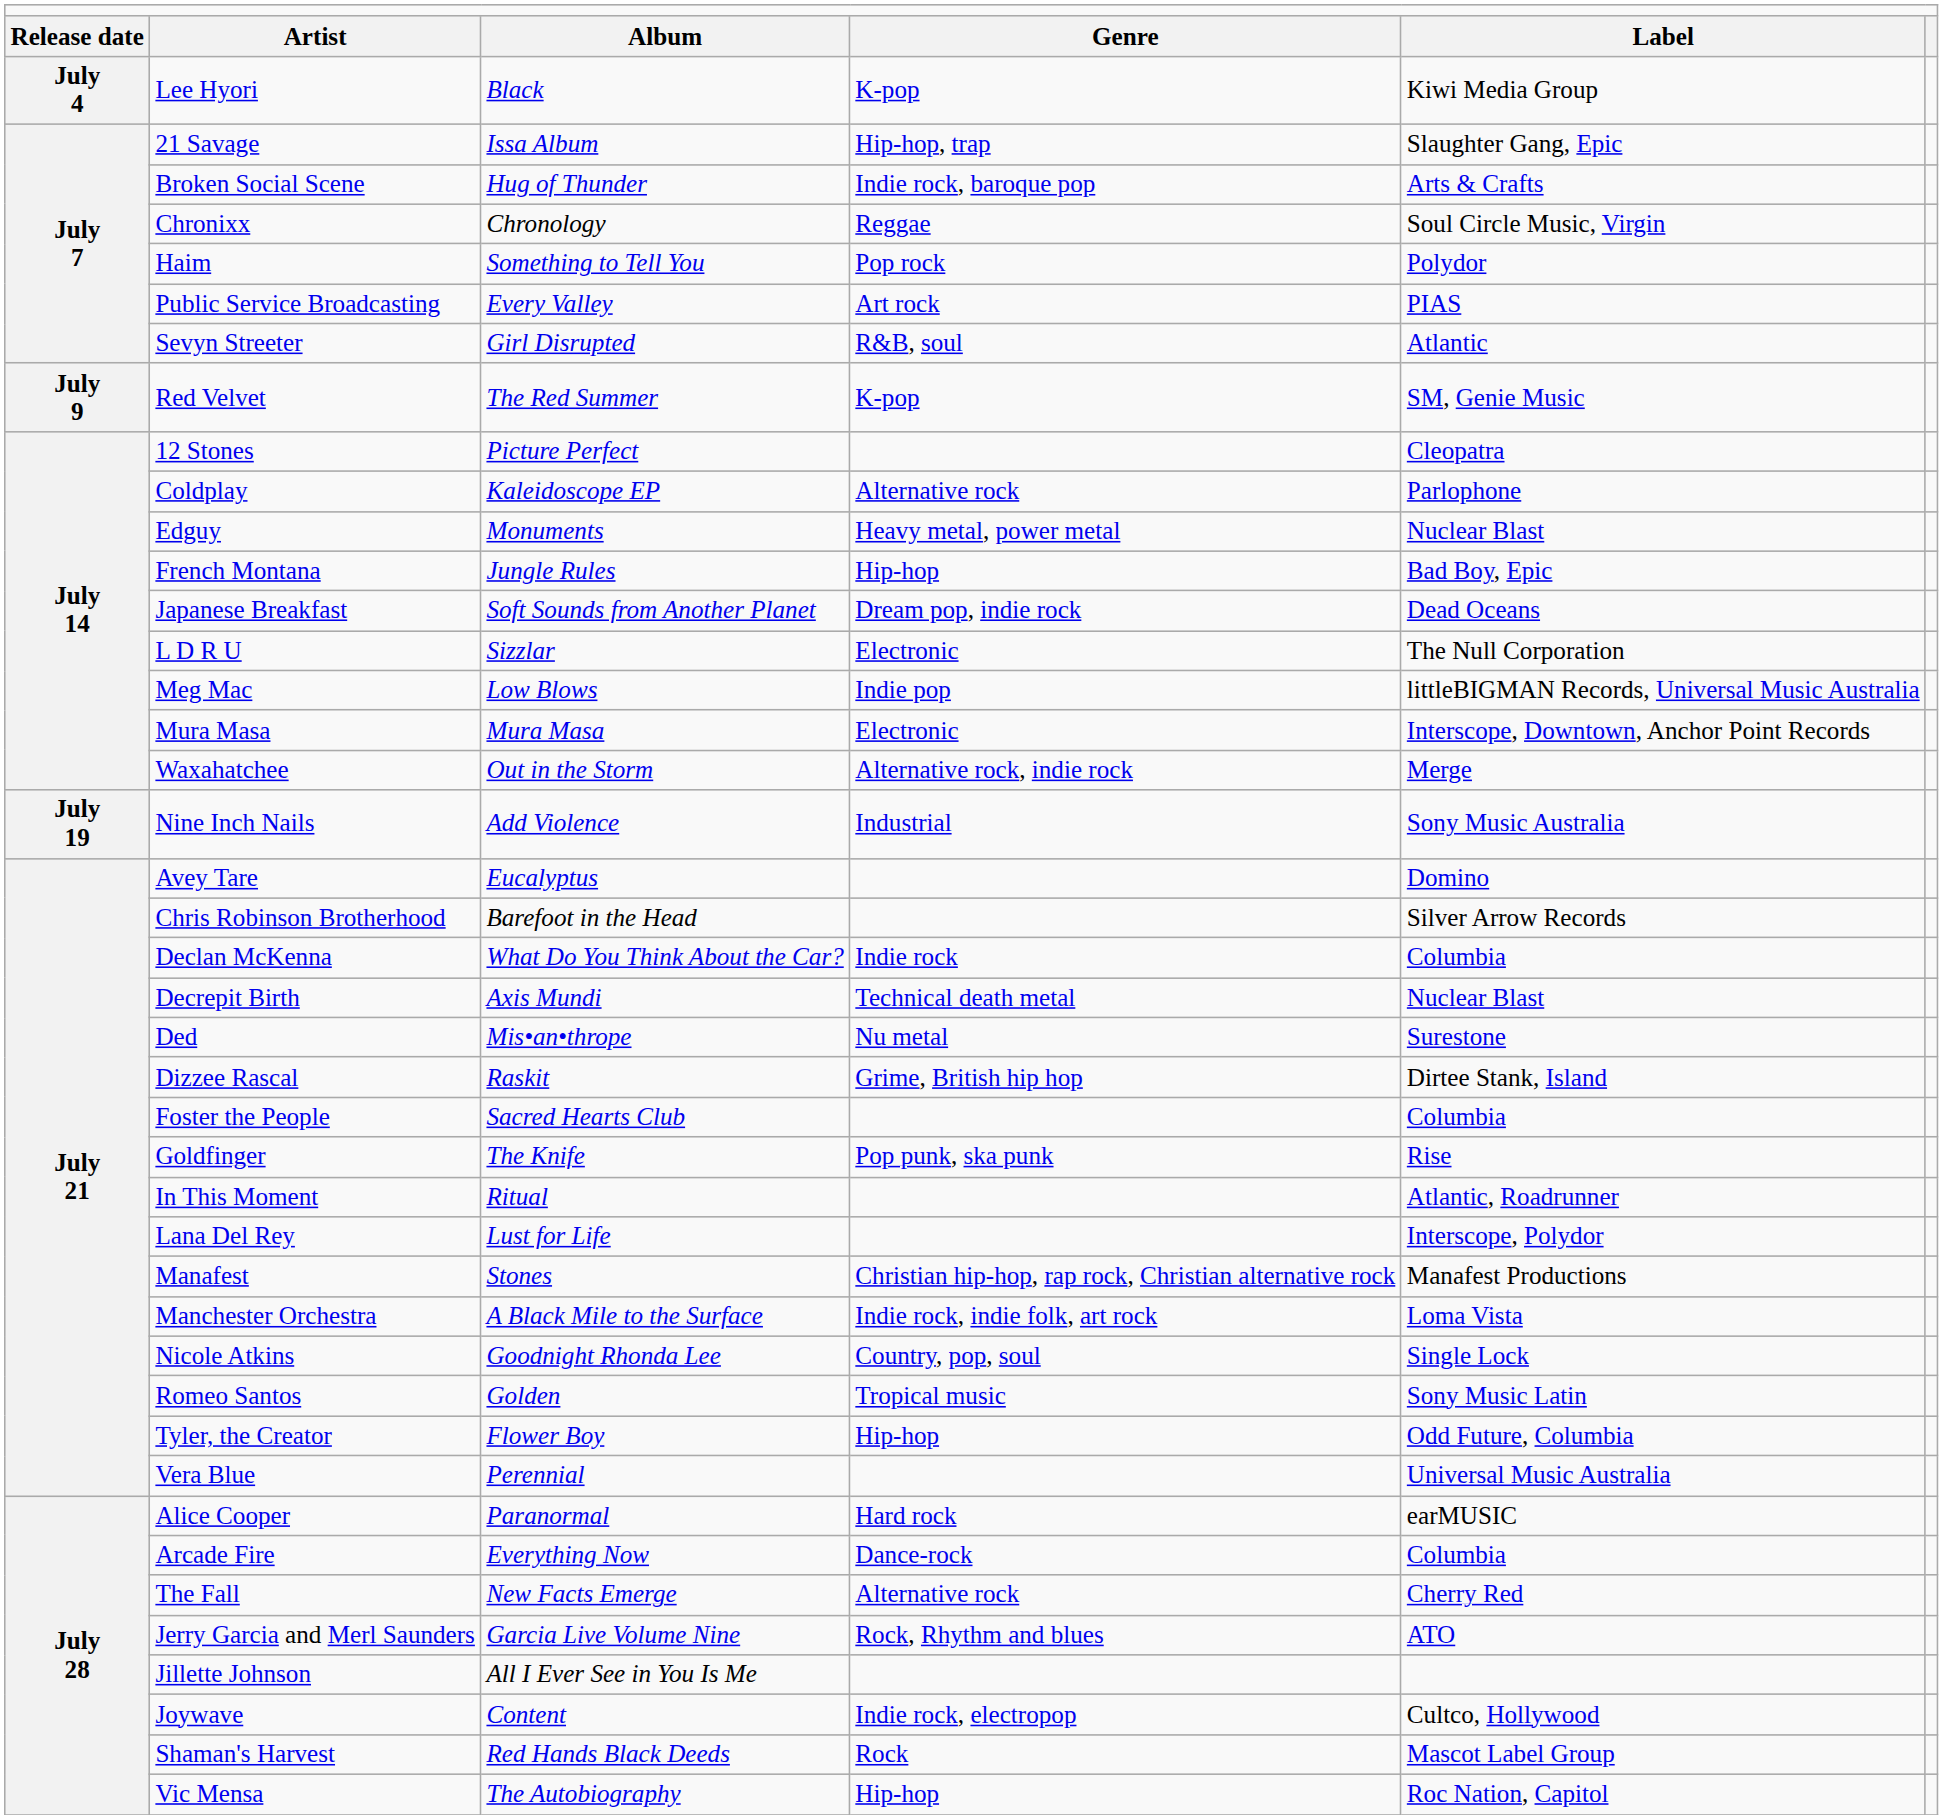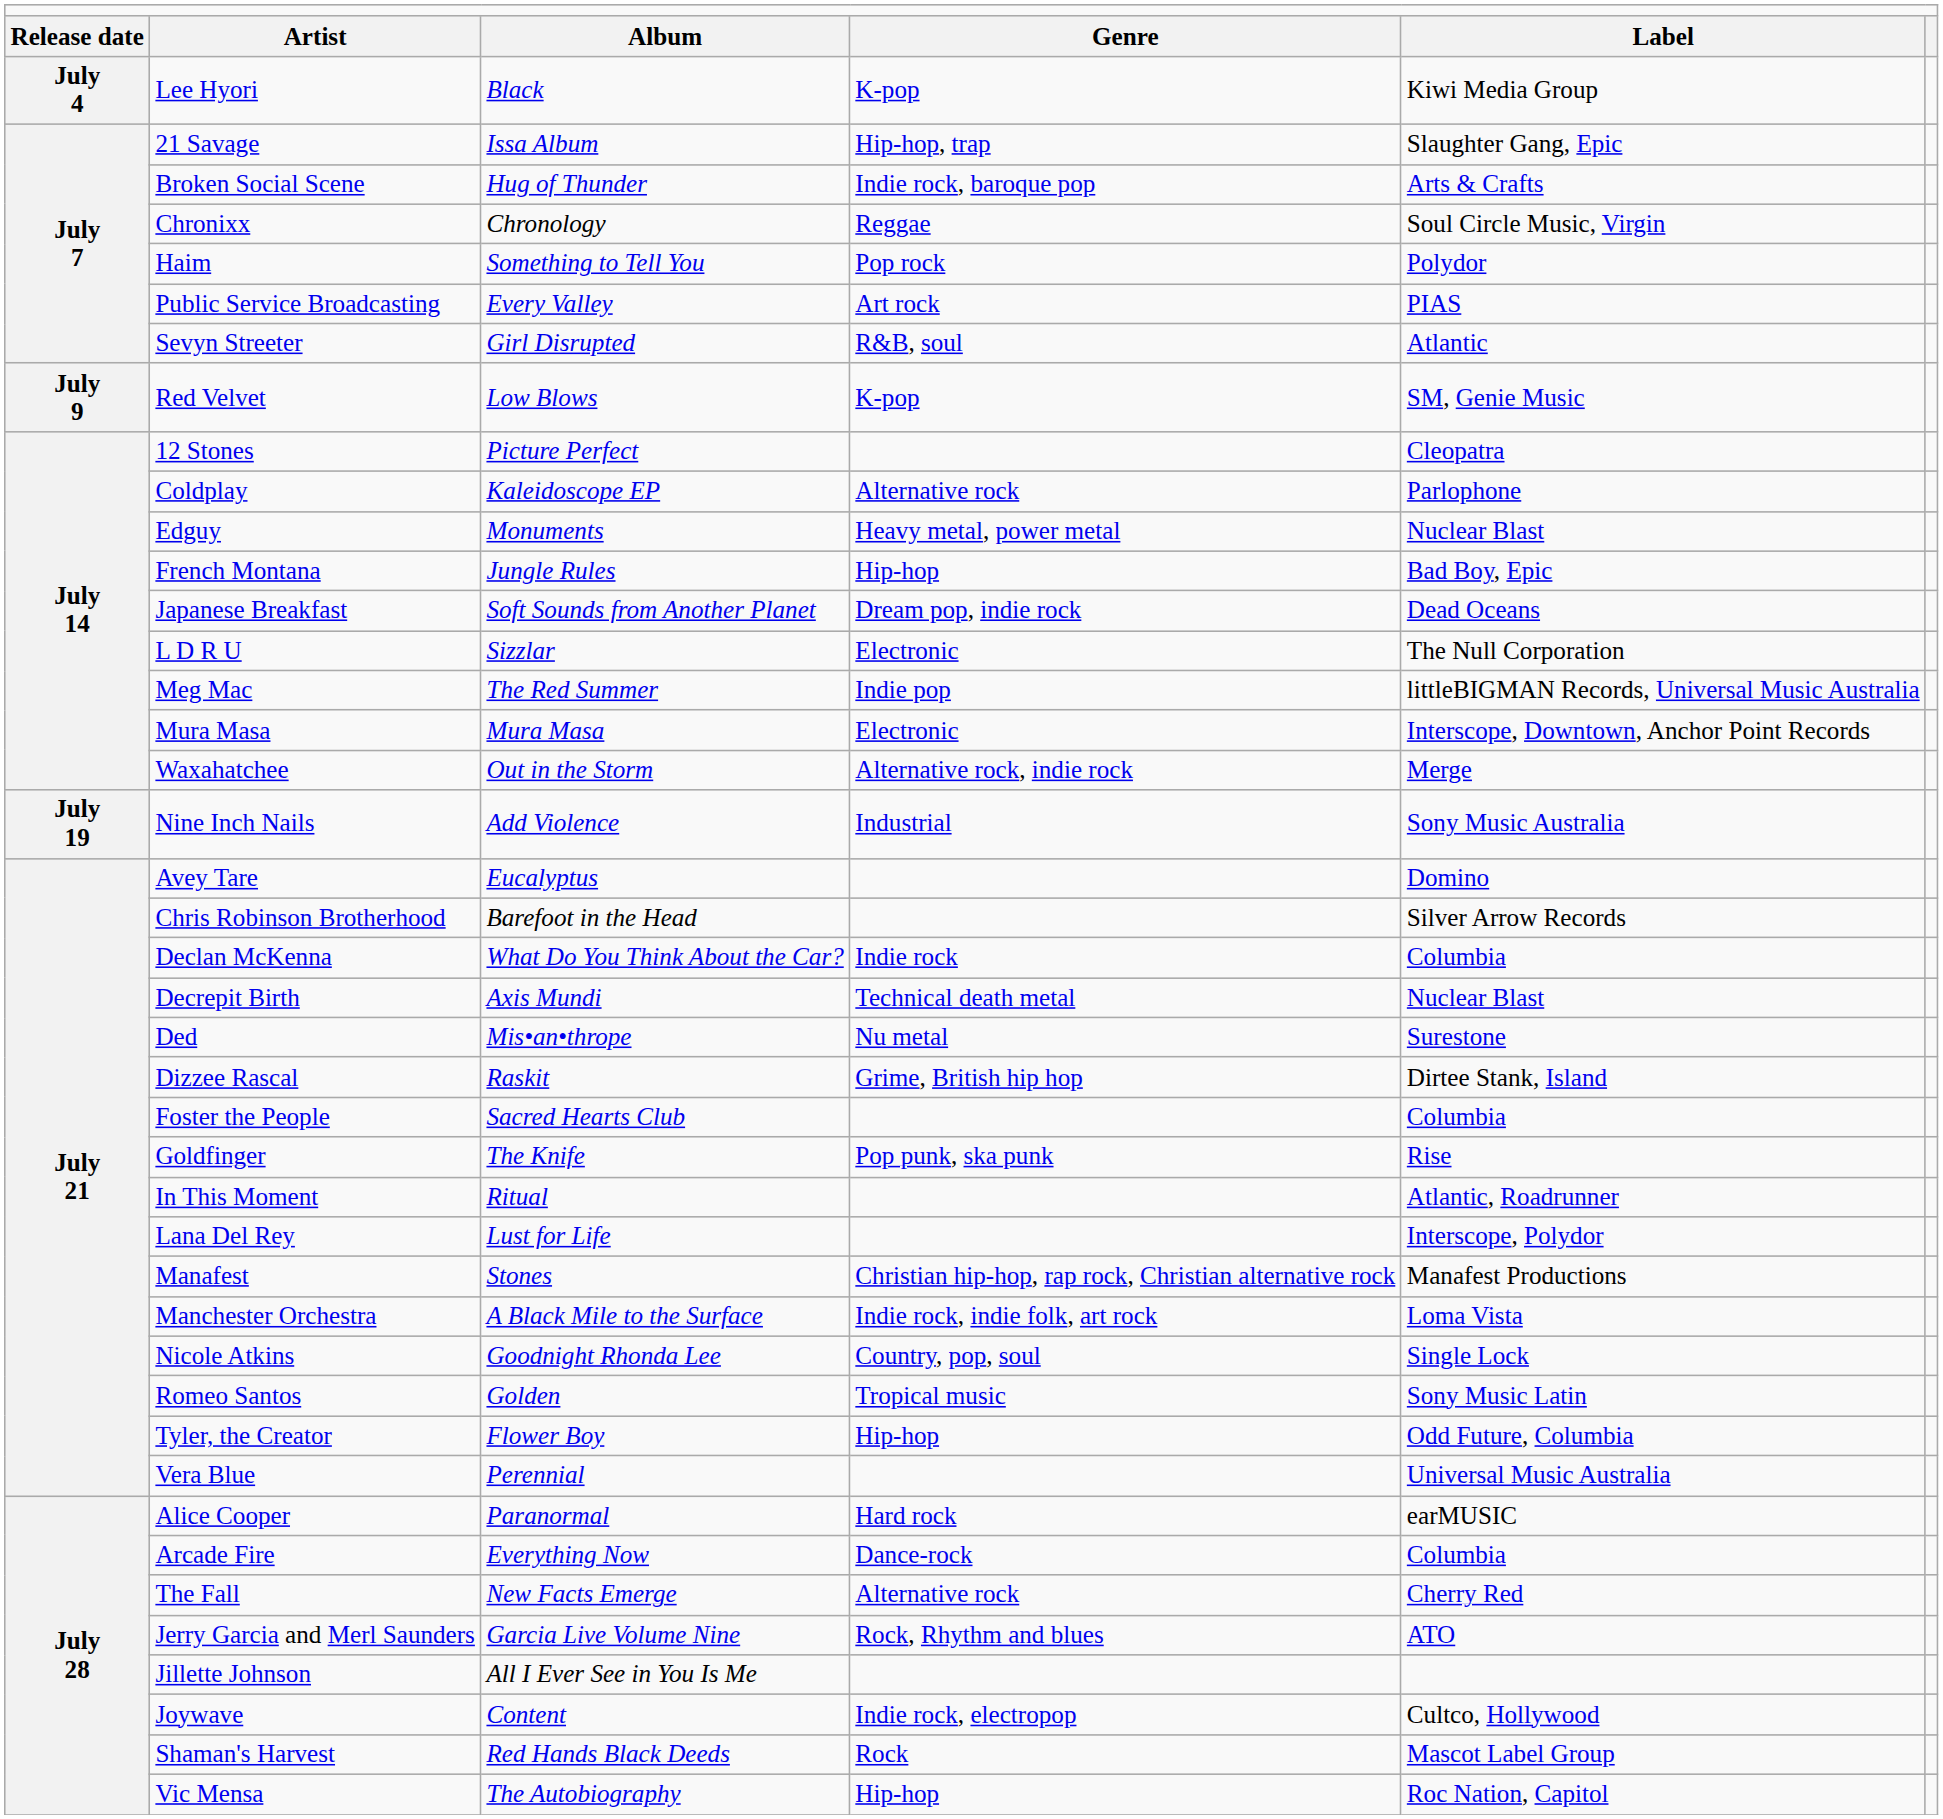(572, 397) The Red Summer -> (542, 397) Low Blows
(542, 690) Low Blows -> (572, 690) The Red Summer
